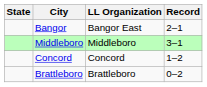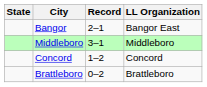columns swapped: (125, 12) <-> (183, 12)
